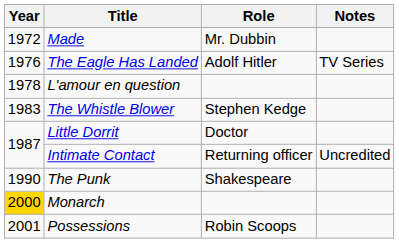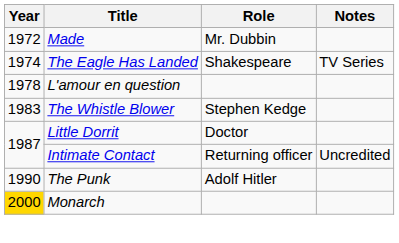(24, 62) 1976 -> (24, 62) 1974
(241, 62) Adolf Hitler -> (248, 62) Shakespeare
(248, 179) Shakespeare -> (241, 179) Adolf Hitler
- row: (89, 226)
